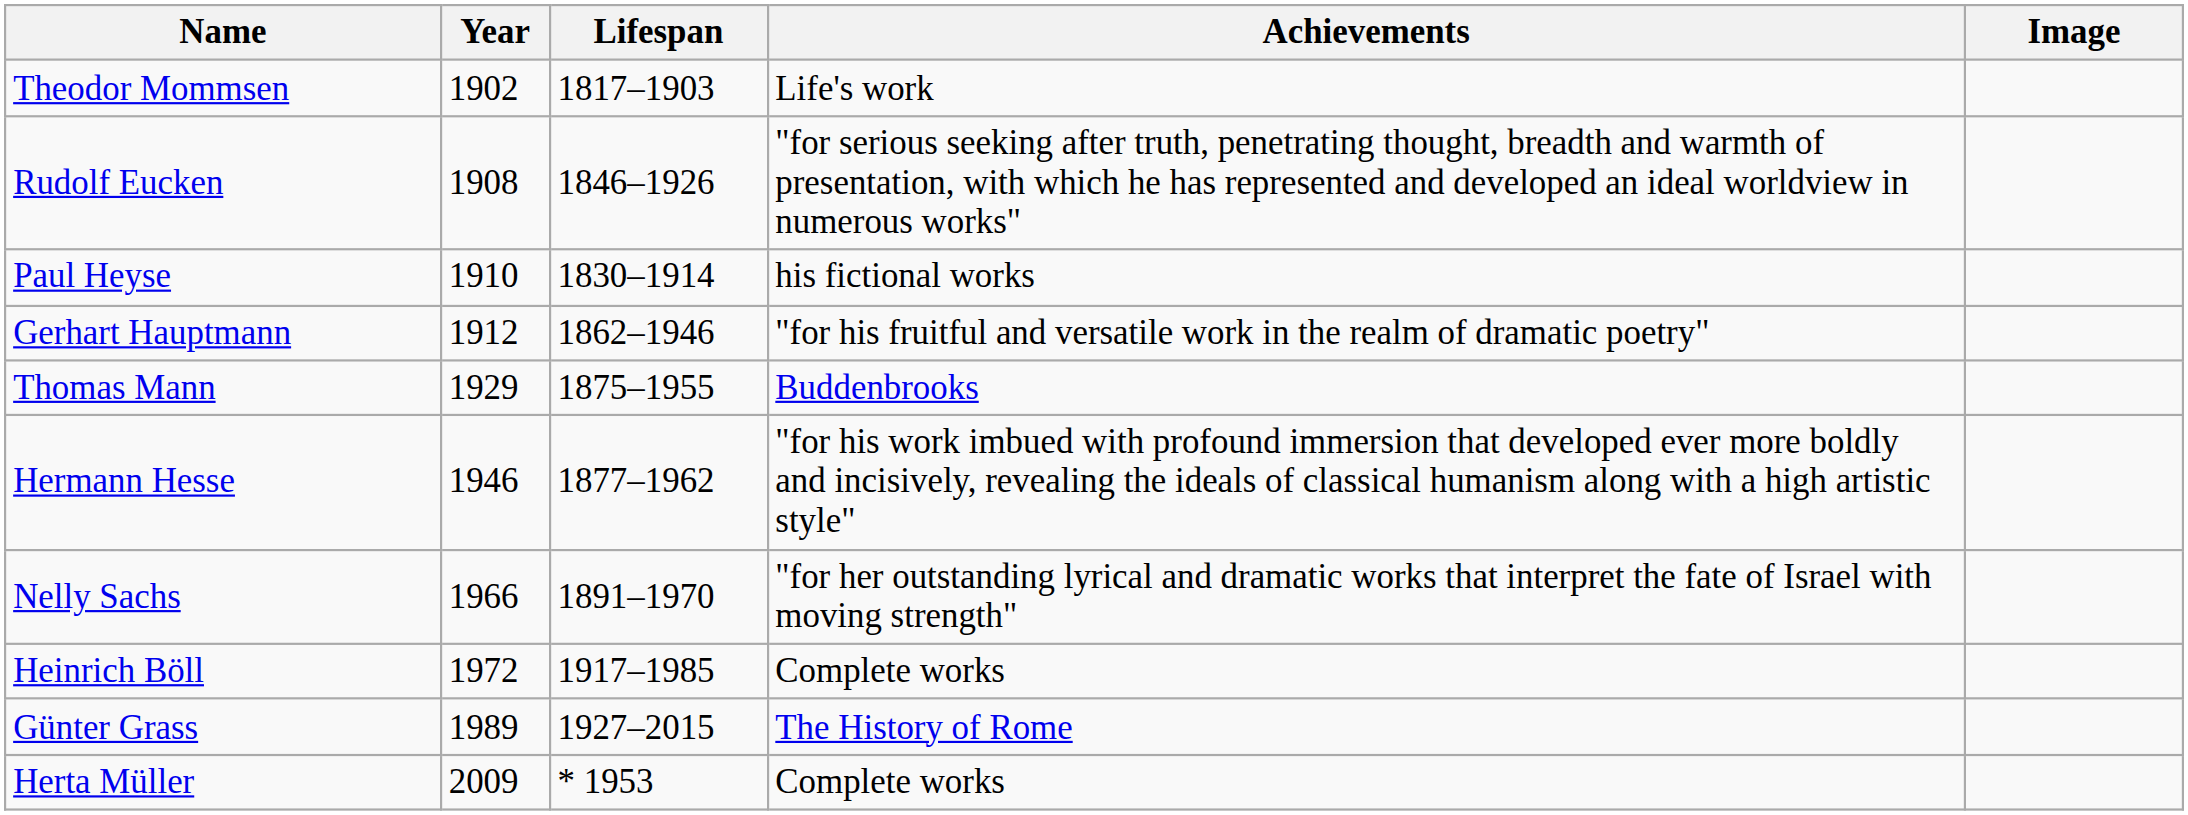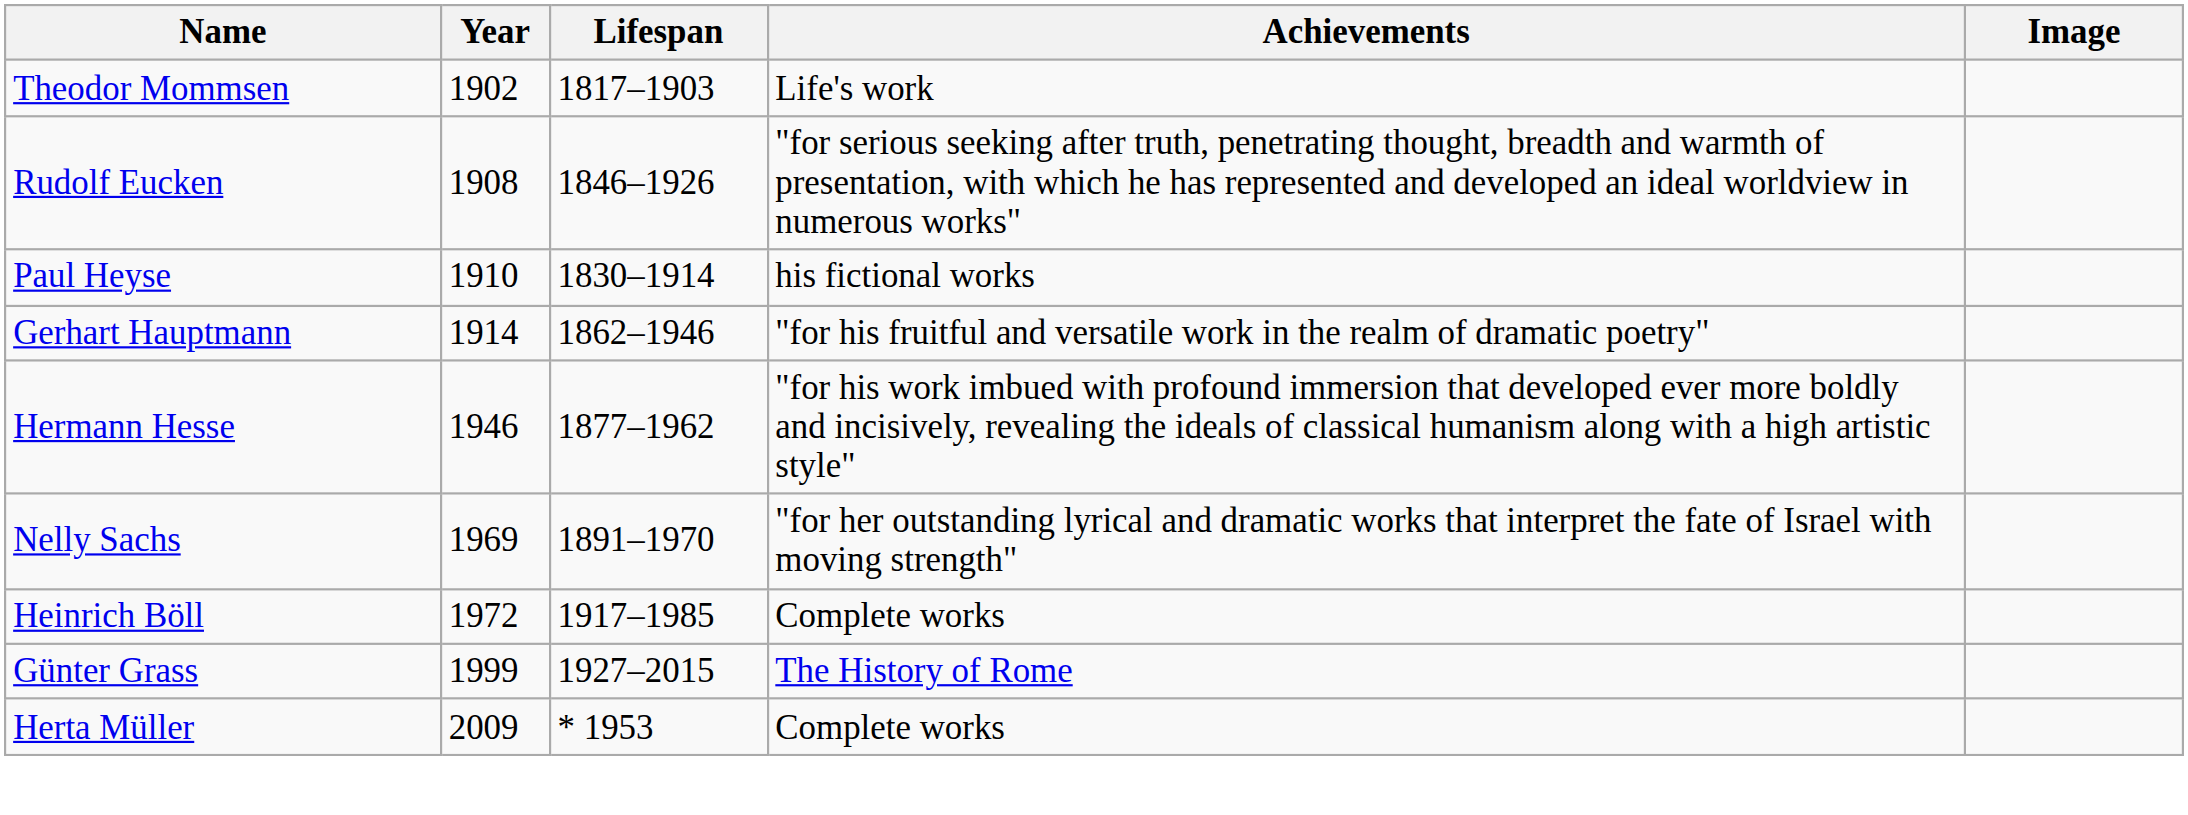(484, 331) 1912 -> (484, 331) 1914
- row: (114, 387)
(484, 595) 1966 -> (484, 540) 1969
(484, 726) 1989 -> (484, 670) 1999
